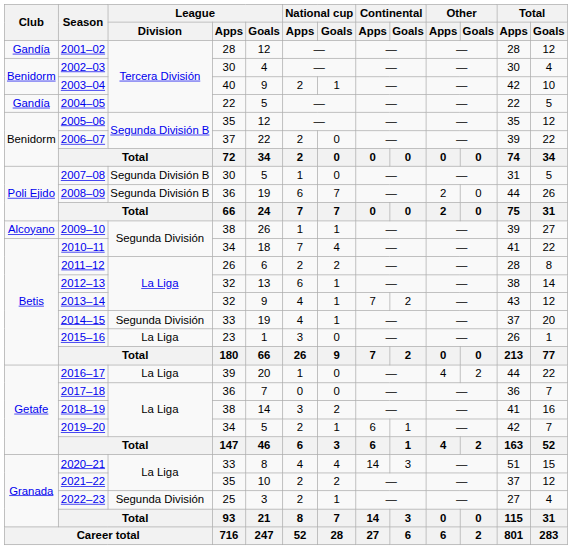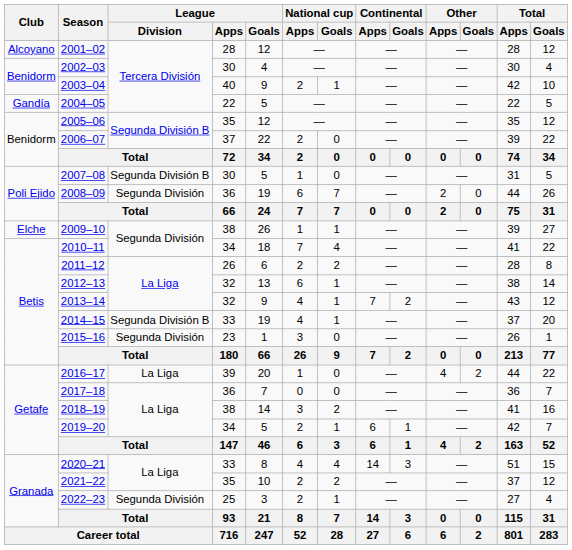(31, 49) Gandía -> (31, 49) Alcoyano
(160, 193) Segunda División B -> (160, 193) Segunda División
(31, 229) Alcoyano -> (31, 229) Elche
(160, 319) Segunda División -> (160, 319) Segunda División B
(160, 337) La Liga -> (160, 337) Segunda División
